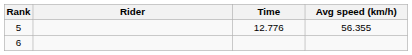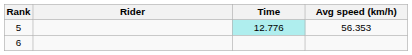(269, 27) no background -> (269, 27) paleturquoise background
(356, 27) 56.355 -> (356, 27) 56.353
